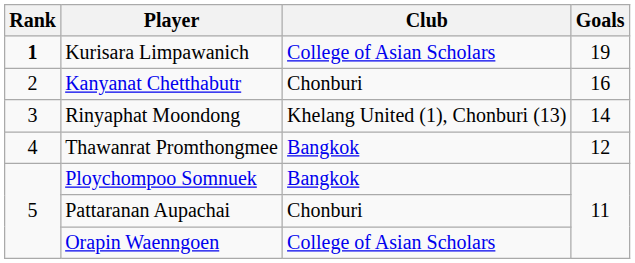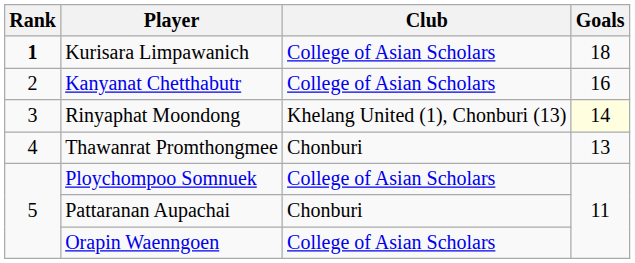(600, 52) 19 -> (600, 52) 18
(325, 83) Chonburi -> (391, 83) College of Asian Scholars
(600, 115) no background -> (600, 115) lightyellow background
(323, 147) Bangkok -> (325, 147) Chonburi
(600, 147) 12 -> (600, 147) 13
(323, 178) Bangkok -> (391, 178) College of Asian Scholars
